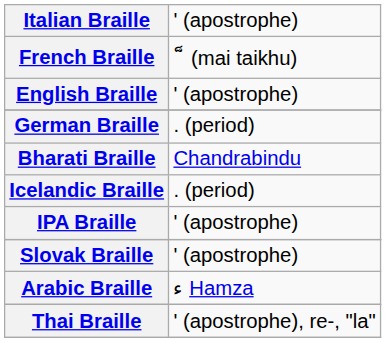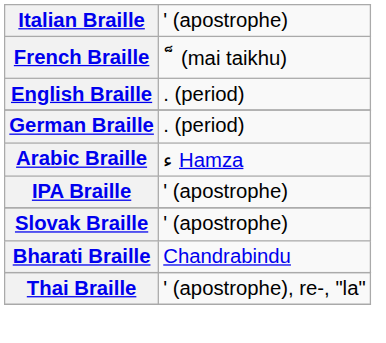(236, 93) ' (apostrophe) -> (204, 93) . (period)
rows swapped: (87, 158) <-> (87, 287)
- row: (87, 190)
